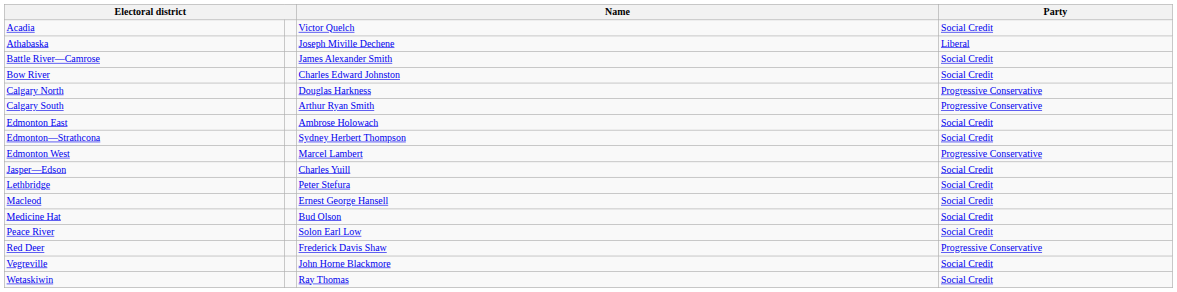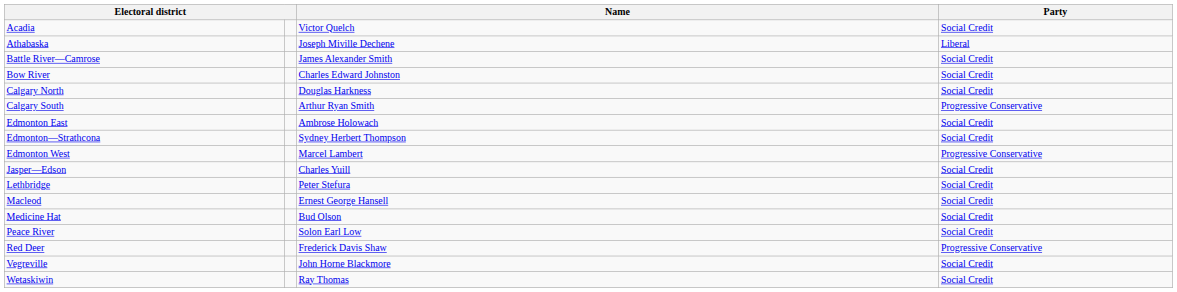(992, 91) Progressive Conservative -> (967, 91) Social Credit
